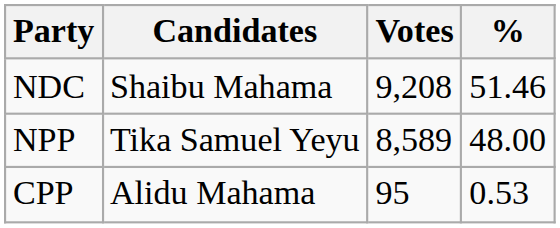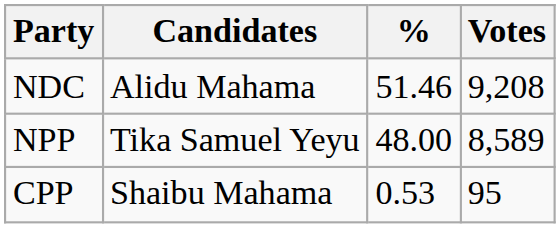columns swapped: (415, 31) <-> (508, 31)
(221, 85) Shaibu Mahama -> (213, 85) Alidu Mahama
(213, 193) Alidu Mahama -> (221, 193) Shaibu Mahama
